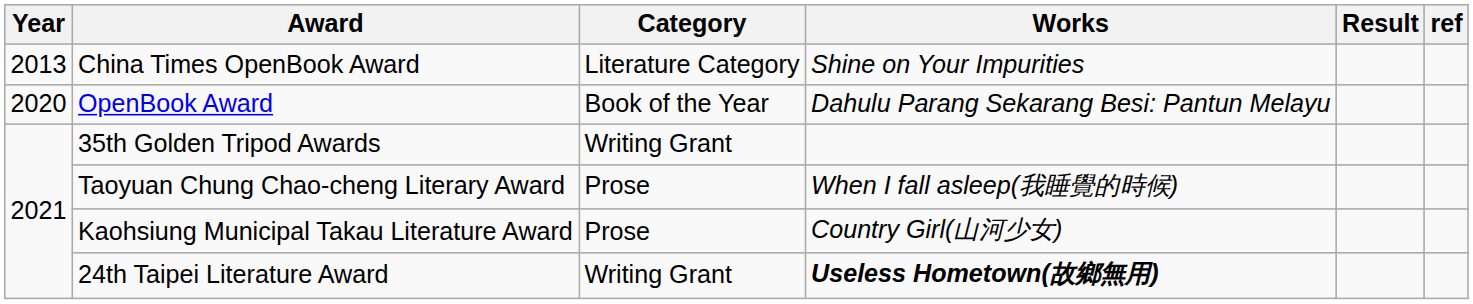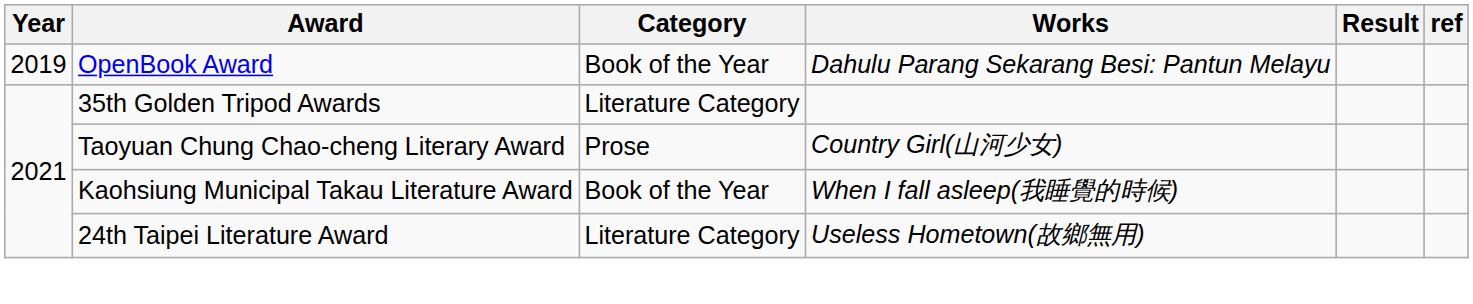- row: (249, 64)
(39, 104) 2020 -> (39, 64) 2019
(658, 143) Writing Grant -> (692, 104) Literature Category
(995, 185) When I fall asleep(我睡覺的時候) -> (937, 145) Country Girl(山河少女)
(617, 230) Prose -> (677, 190) Book of the Year
(937, 229) Country Girl(山河少女) -> (995, 190) When I fall asleep(我睡覺的時候)
(658, 275) Writing Grant -> (692, 235) Literature Category
(985, 274) bold -> (978, 234) normal
